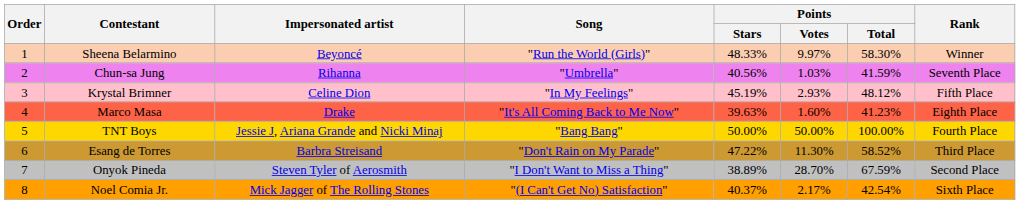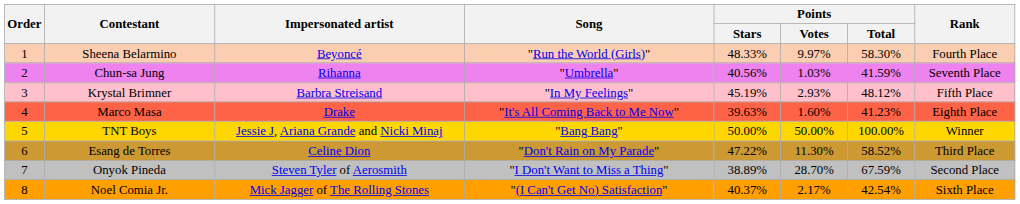(965, 53) Winner -> (965, 53) Fourth Place
(339, 92) Celine Dion -> (339, 92) Barbra Streisand
(965, 131) Fourth Place -> (965, 131) Winner
(339, 151) Barbra Streisand -> (339, 151) Celine Dion
